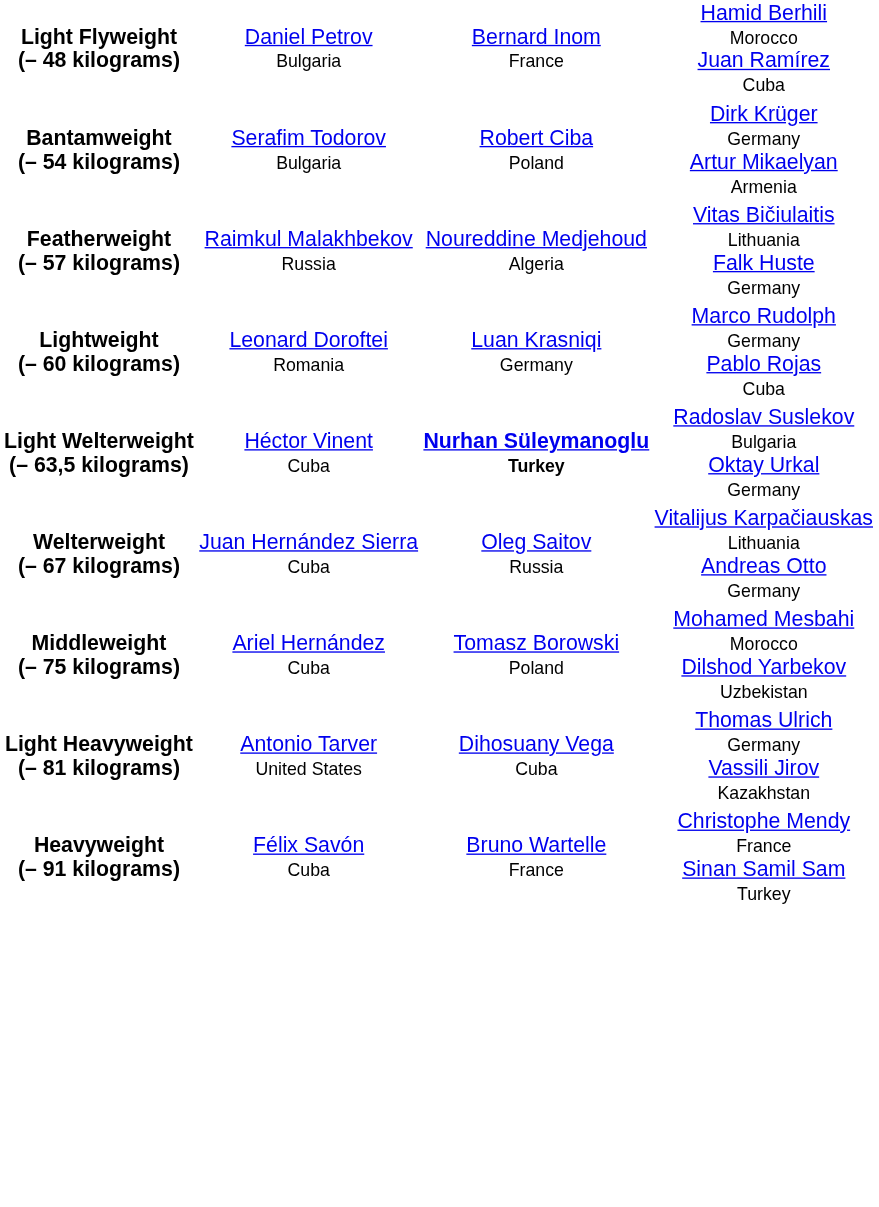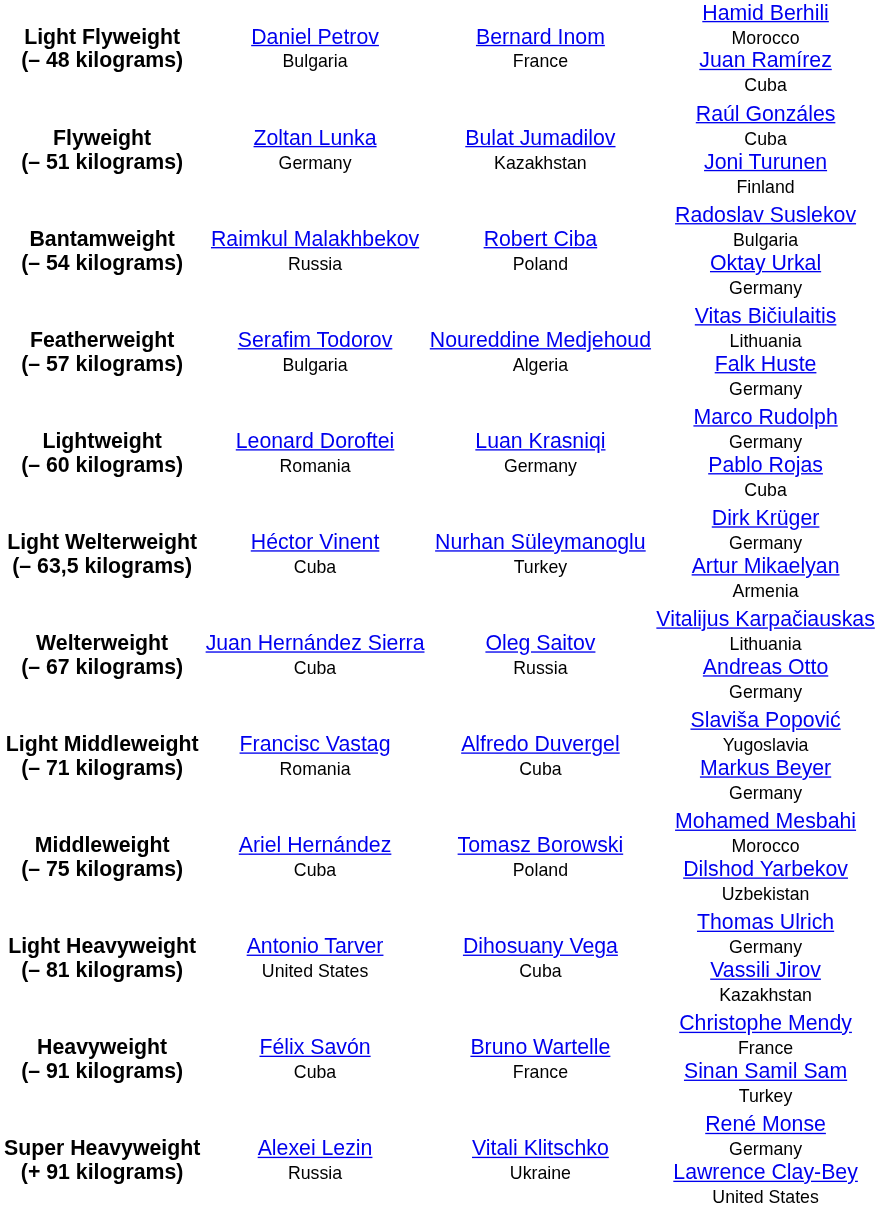+ row: (102, 149)
(309, 149) Serafim Todorov Bulgaria -> (315, 250) Raimkul Malakhbekov Russia
(764, 149) Dirk Krüger Germany Artur Mikaelyan Armenia -> (766, 250) Radoslav Suslekov Bulgaria Oktay Urkal Germany
(309, 250) Raimkul Malakhbekov Russia -> (315, 351) Serafim Todorov Bulgaria
(536, 453) bold -> (540, 554) normal
(764, 453) Radoslav Suslekov Bulgaria Oktay Urkal Germany -> (766, 554) Dirk Krüger Germany Artur Mikaelyan Armenia
+ row: (102, 756)
+ row: (102, 1160)
